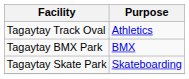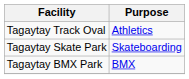rows swapped: (57, 64) <-> (55, 47)
